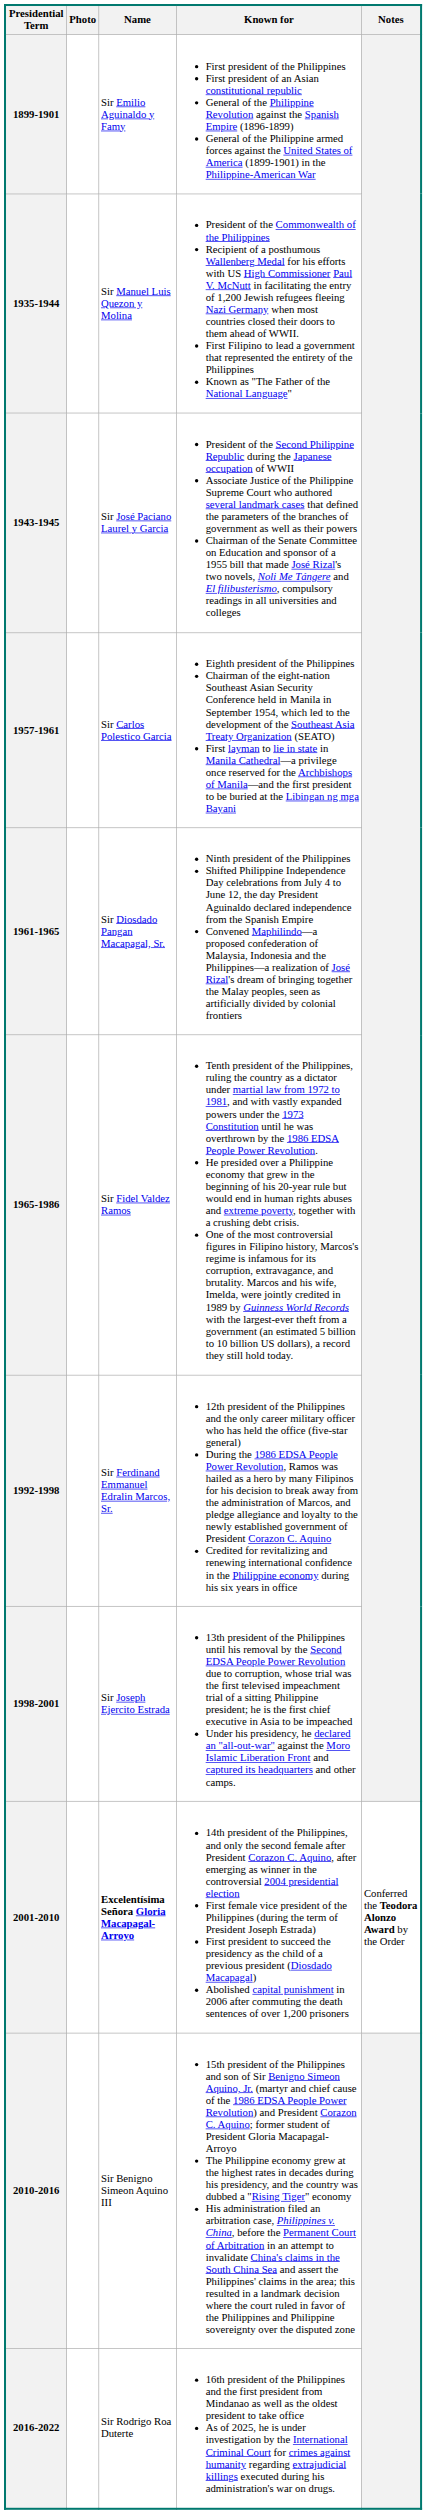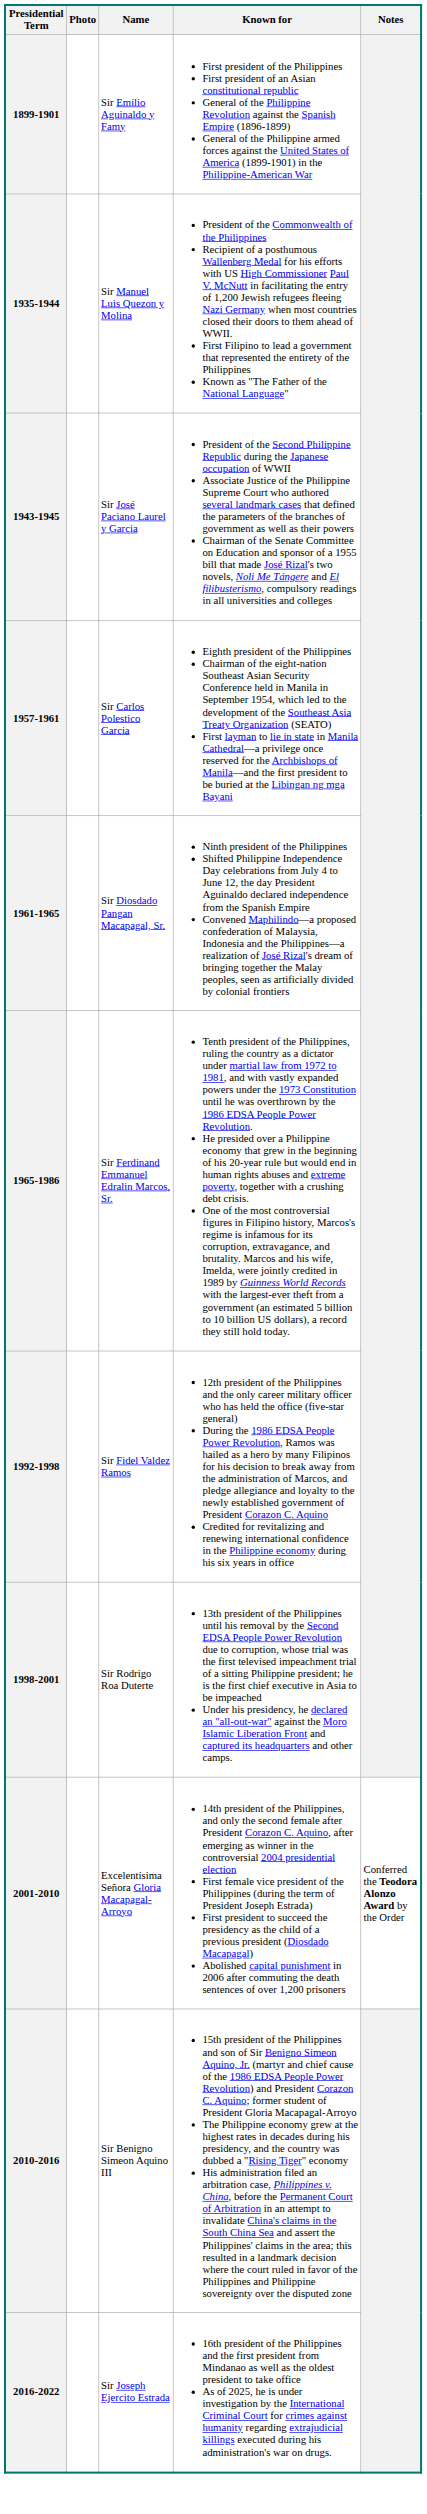(135, 1205) Sir Fidel Valdez Ramos -> (136, 1180) Sir Ferdinand Emmanuel Edralin Marcos, Sr.
(136, 1490) Sir Ferdinand Emmanuel Edralin Marcos, Sr. -> (135, 1466) Sir Fidel Valdez Ramos
(135, 1704) Sir Joseph Ejercito Estrada -> (127, 1679) Sir Rodrigo Roa Duterte
(133, 1917) bold -> (131, 1893) normal
(136, 2428) Sir Rodrigo Roa Duterte -> (135, 2392) Sir Joseph Ejercito Estrada
